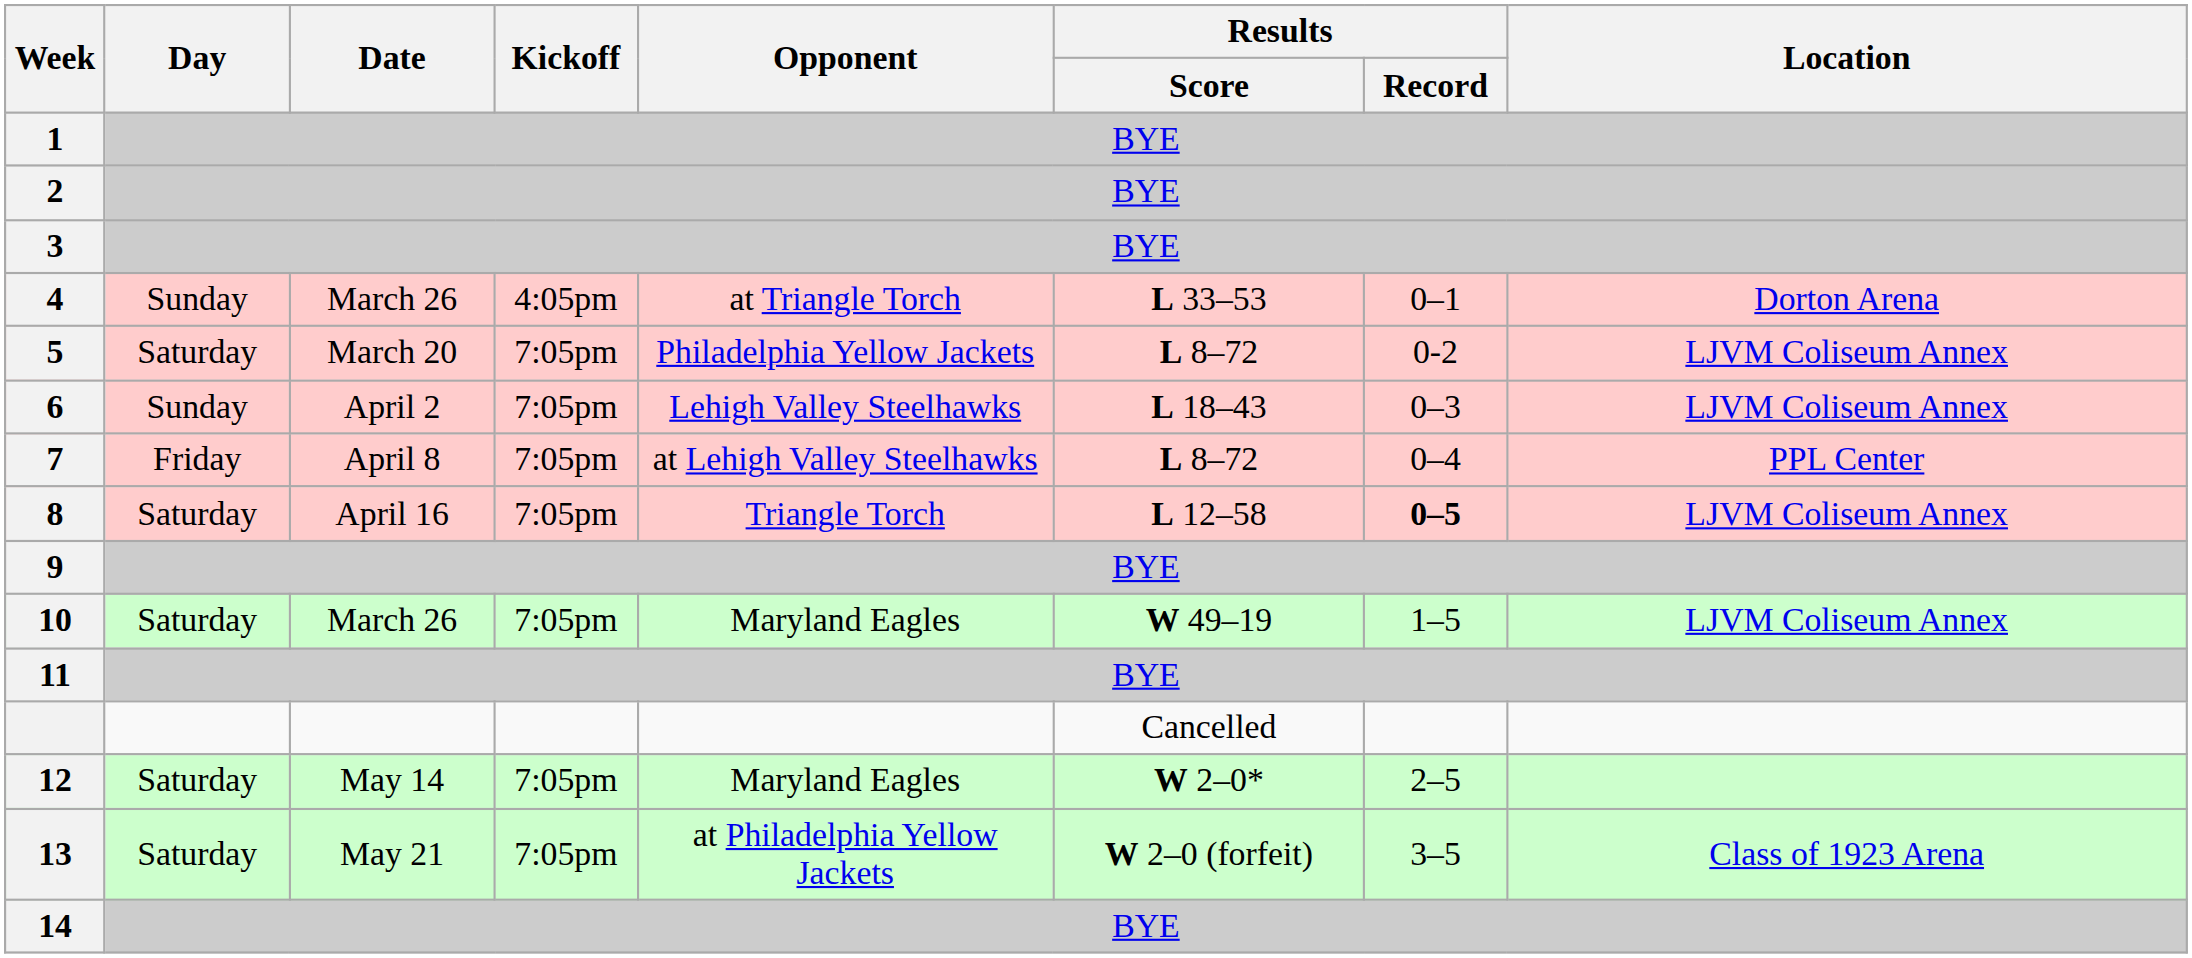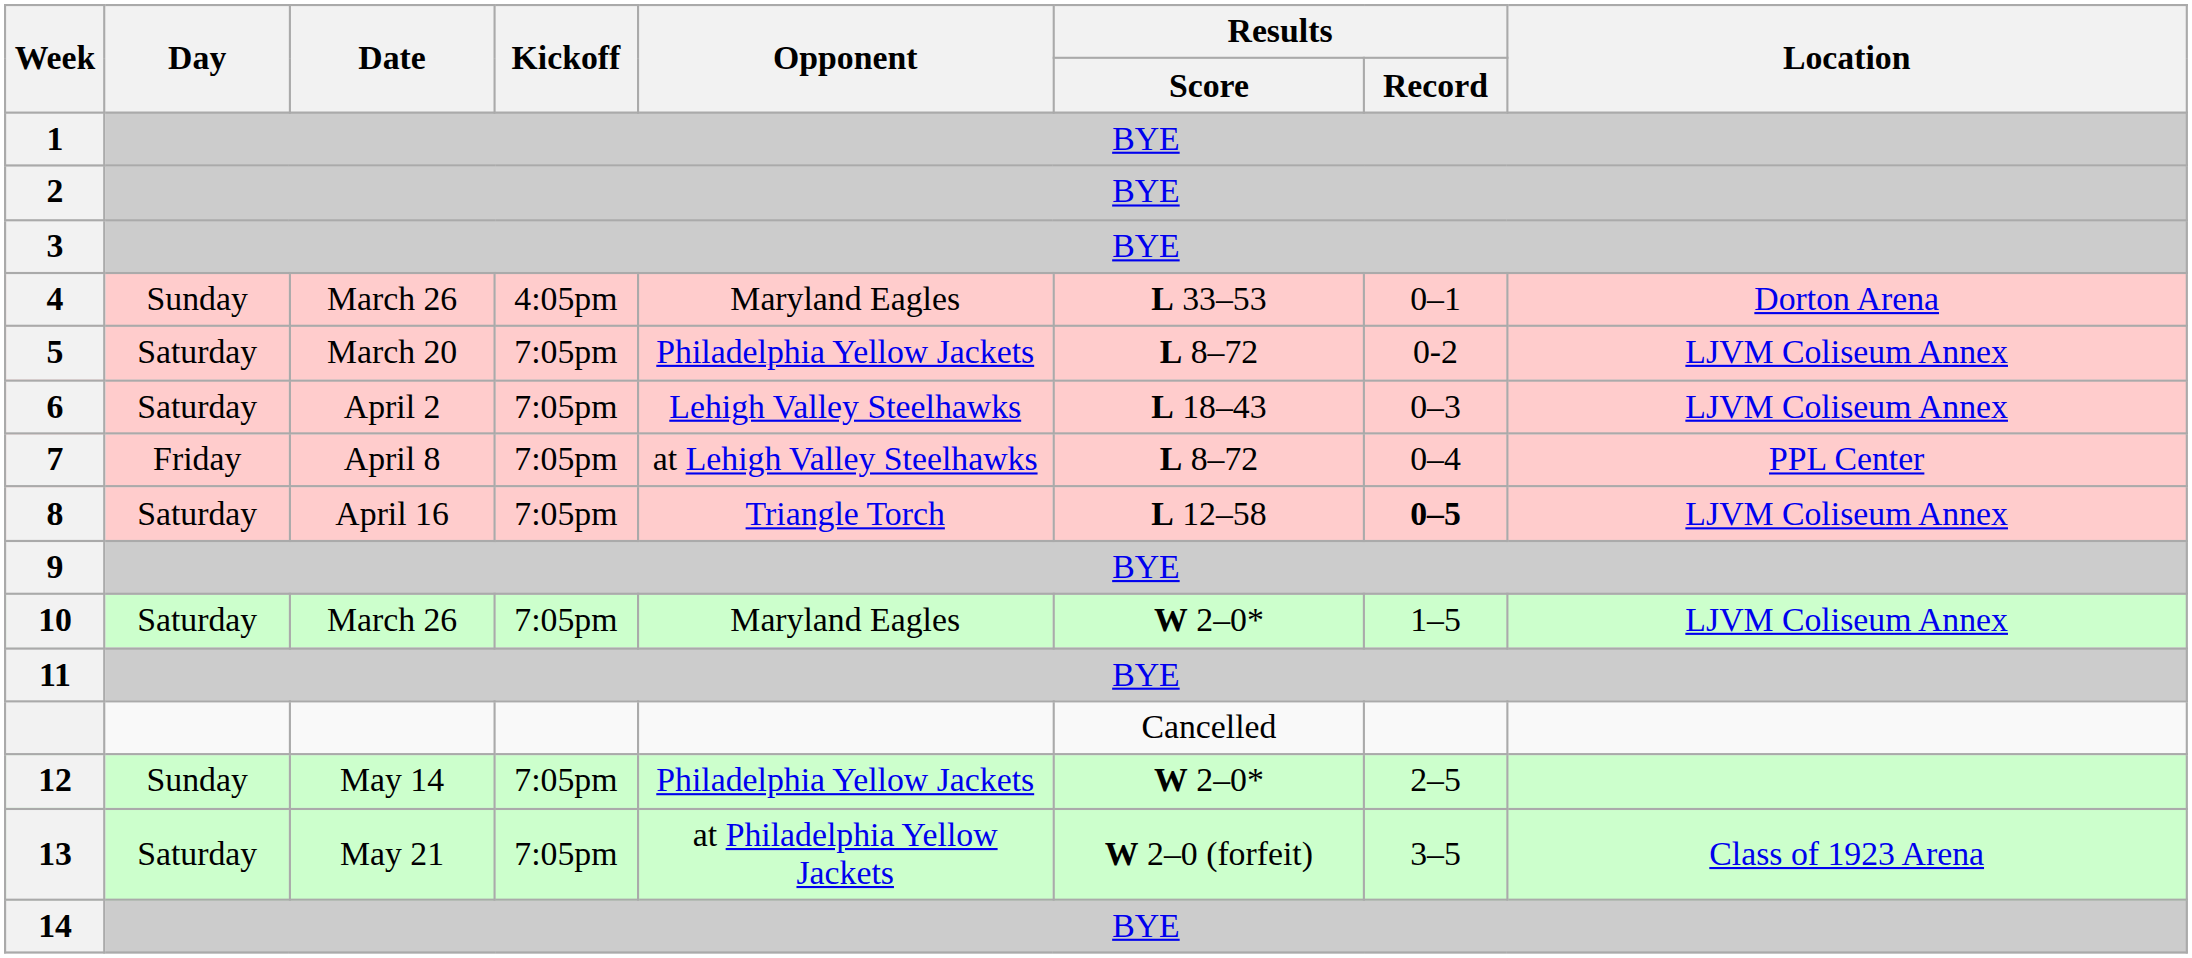(845, 298) at Triangle Torch -> (845, 298) Maryland Eagles
(197, 406) Sunday -> (197, 406) Saturday
(1209, 620) W 49–19 -> (1209, 620) W 2–0*
(197, 780) Saturday -> (197, 780) Sunday
(845, 780) Maryland Eagles -> (845, 780) Philadelphia Yellow Jackets
